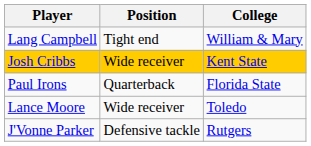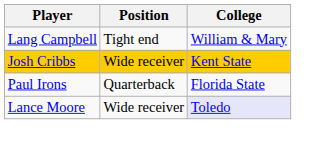(226, 107) no background -> (211, 107) lavender background
- row: (51, 130)
